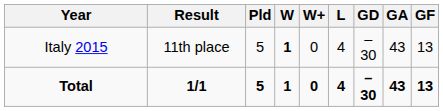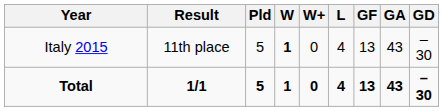columns swapped: (425, 16) <-> (368, 16)
